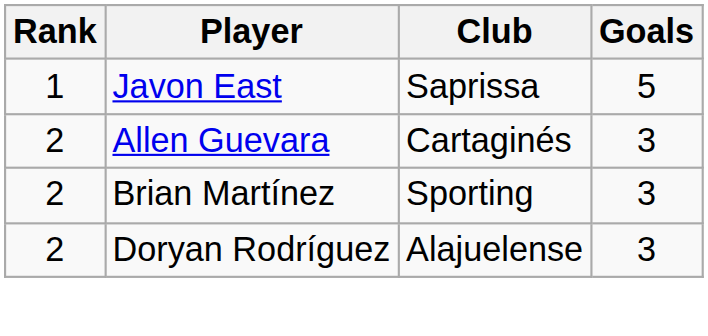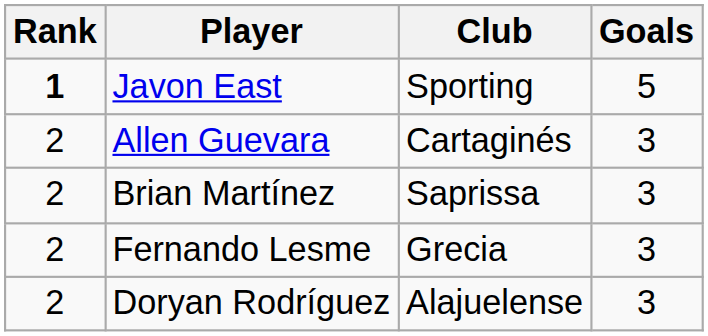(55, 85) normal -> (55, 85) bold
(473, 85) Saprissa -> (470, 85) Sporting
(470, 194) Sporting -> (473, 194) Saprissa
+ row: (242, 248)
